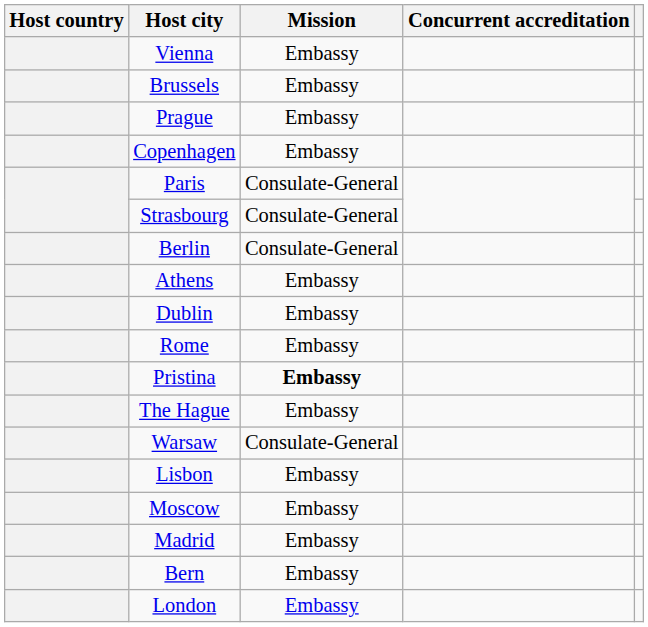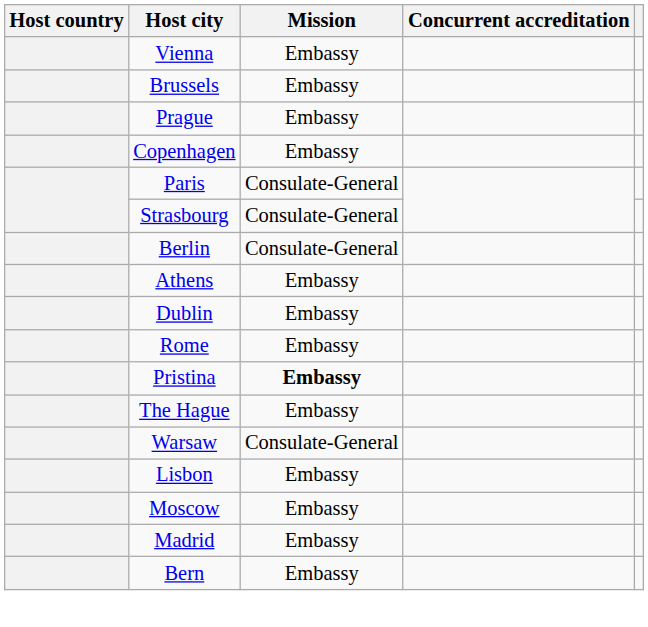- row: (184, 605)
